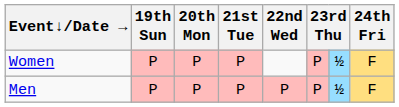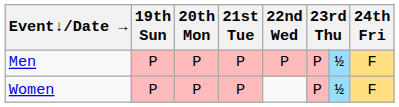rows swapped: (23, 89) <-> (32, 63)
